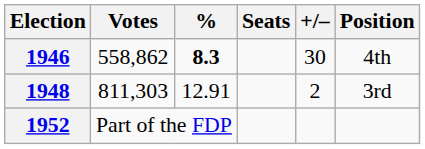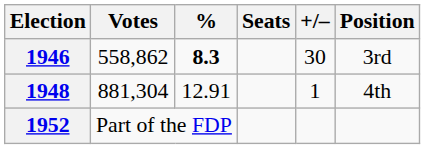(377, 56) 4th -> (377, 56) 3rd
(133, 90) 811,303 -> (133, 90) 881,304
(315, 90) 2 -> (315, 90) 1
(377, 90) 3rd -> (377, 90) 4th
